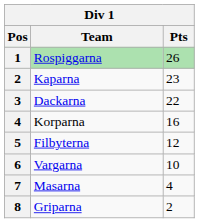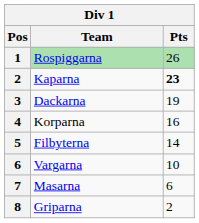(173, 79) normal -> (173, 79) bold
(173, 100) 22 -> (173, 100) 19
(173, 143) 12 -> (173, 143) 14
(169, 185) 4 -> (169, 185) 6
